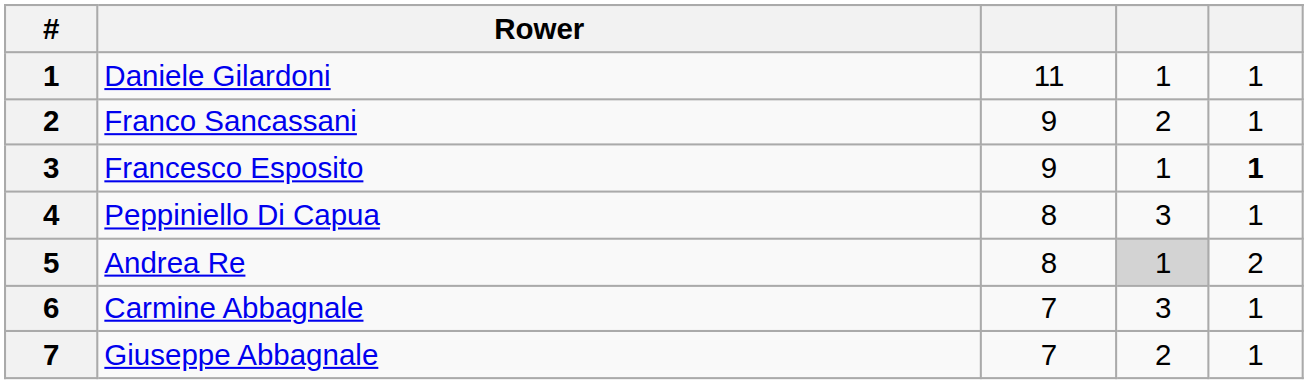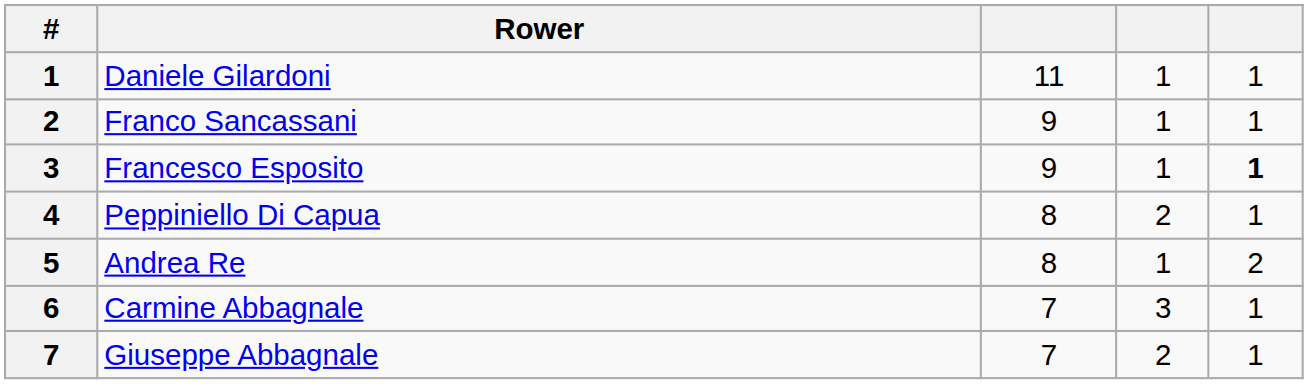(1163, 122) 2 -> (1163, 122) 1
(1163, 215) 3 -> (1163, 215) 2
(1163, 262) lightgrey background -> (1163, 262) no background
